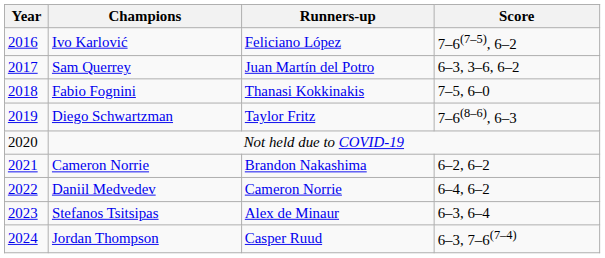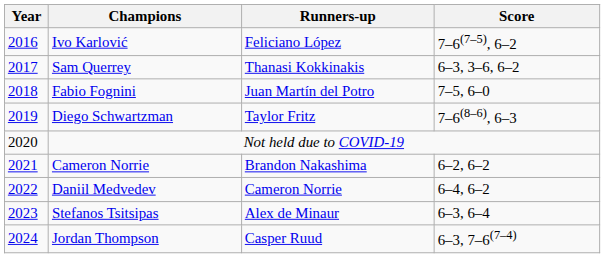(309, 67) Juan Martín del Potro -> (305, 67) Thanasi Kokkinakis
(305, 91) Thanasi Kokkinakis -> (309, 91) Juan Martín del Potro
